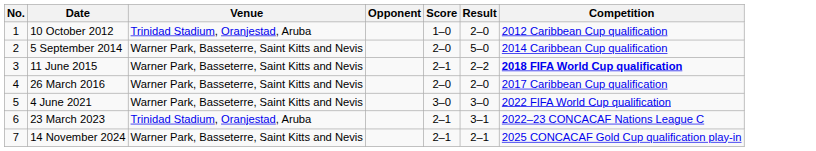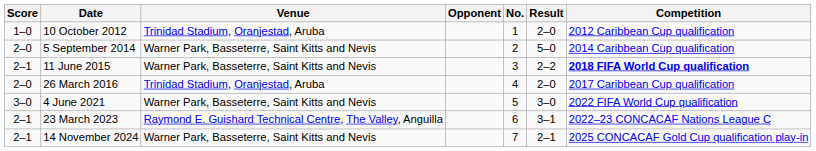columns swapped: (16, 13) <-> (442, 13)
(247, 84) Warner Park, Basseterre, Saint Kitts and Nevis -> (234, 84) Trinidad Stadium, Oranjestad, Aruba
(221, 119) Trinidad Stadium, Oranjestad, Aruba -> (293, 119) Raymond E. Guishard Technical Centre, The Valley, Anguilla
